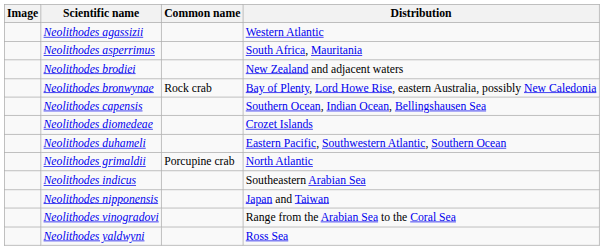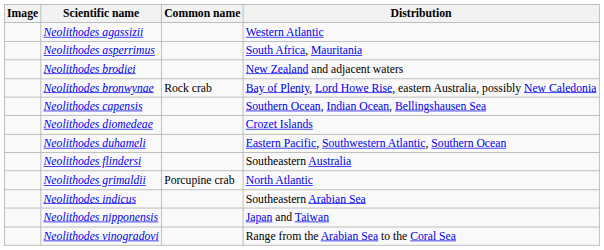+ row: (92, 161)
- row: (94, 236)
